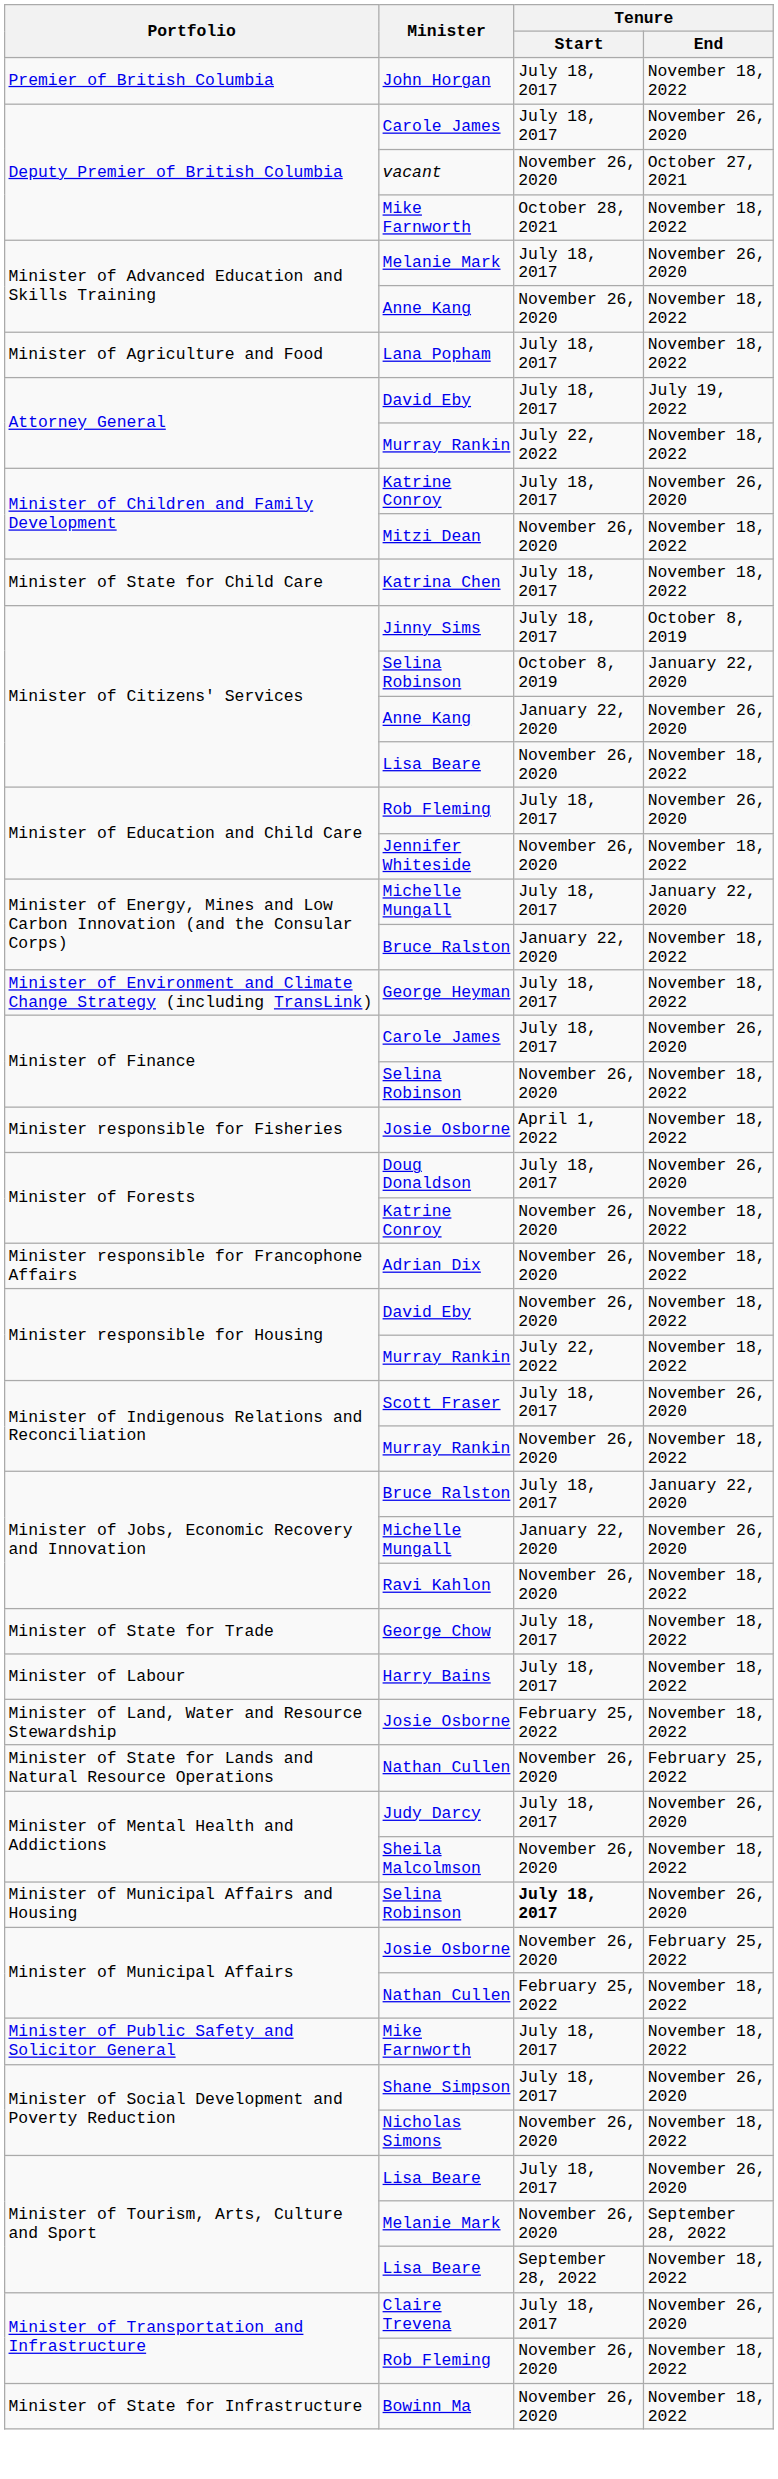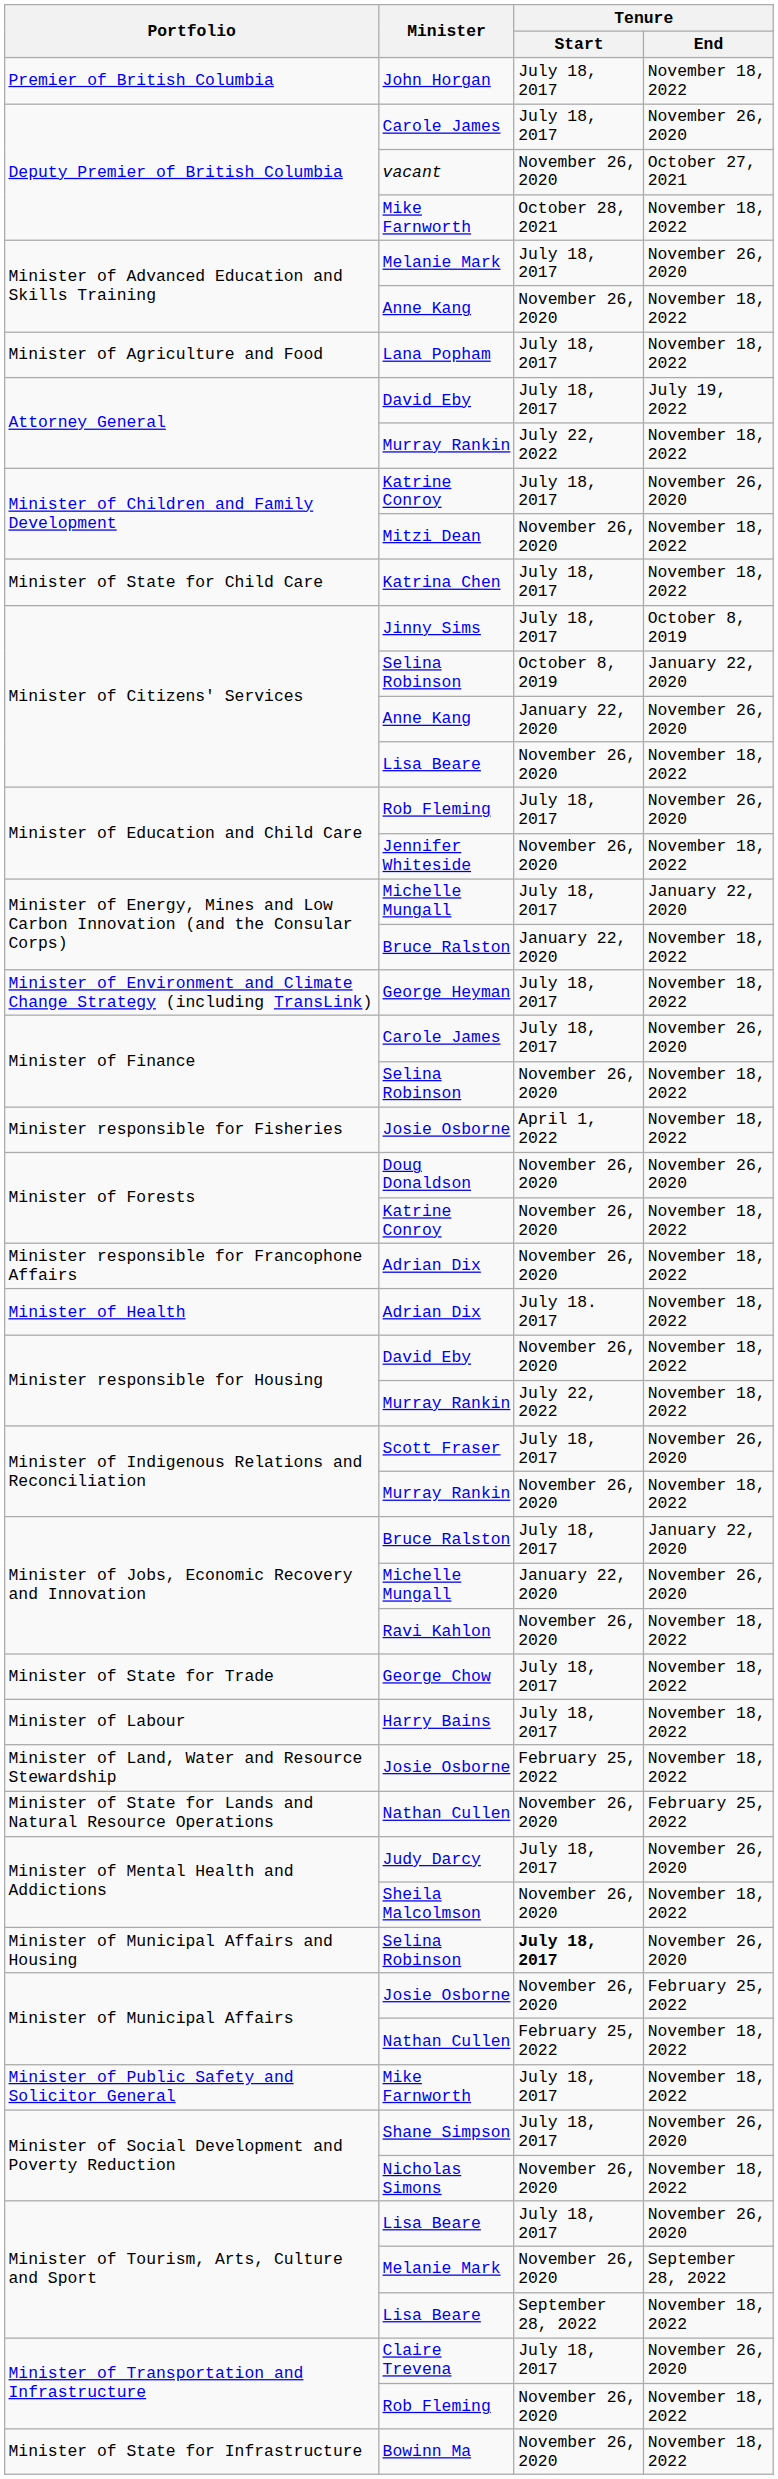(558, 1175) July 18, 2017 -> (577, 1175) November 26, 2020
+ row: (97, 1312)
